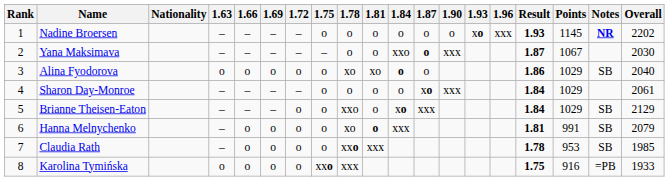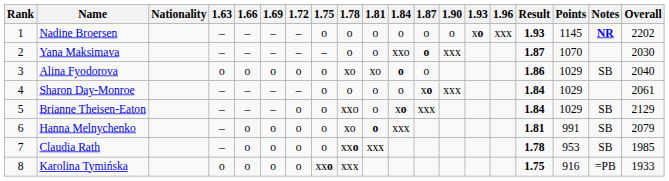(571, 52) 1067 -> (571, 52) 1070
